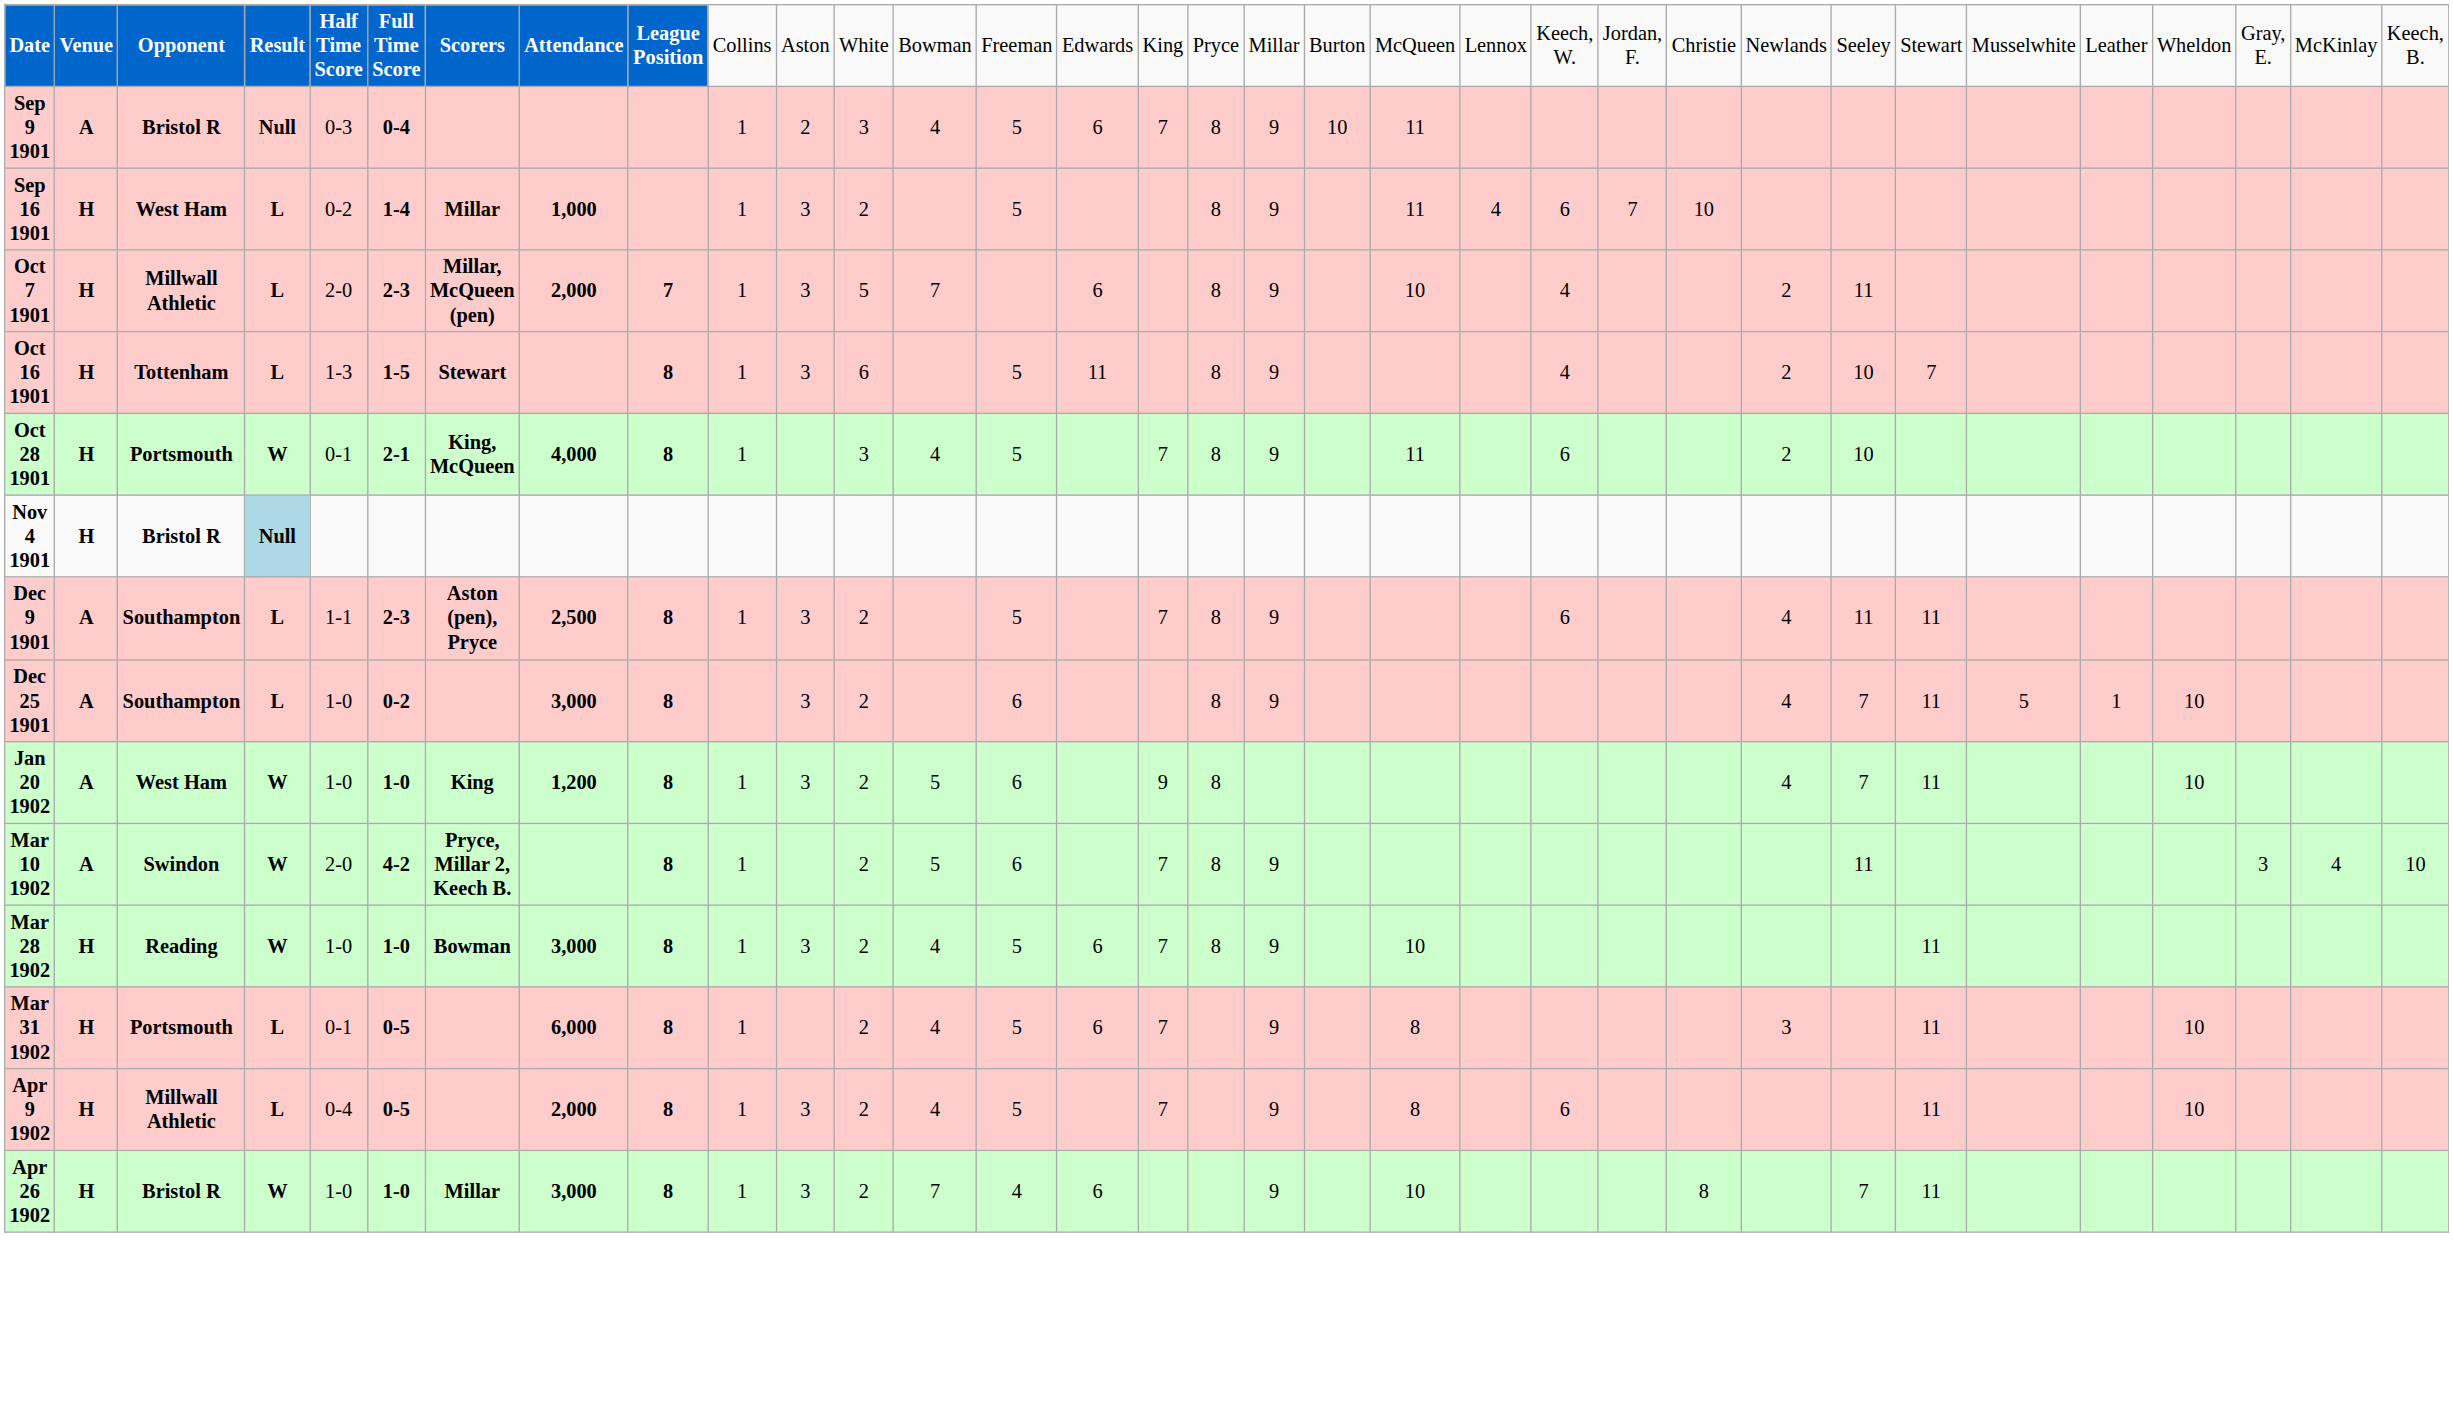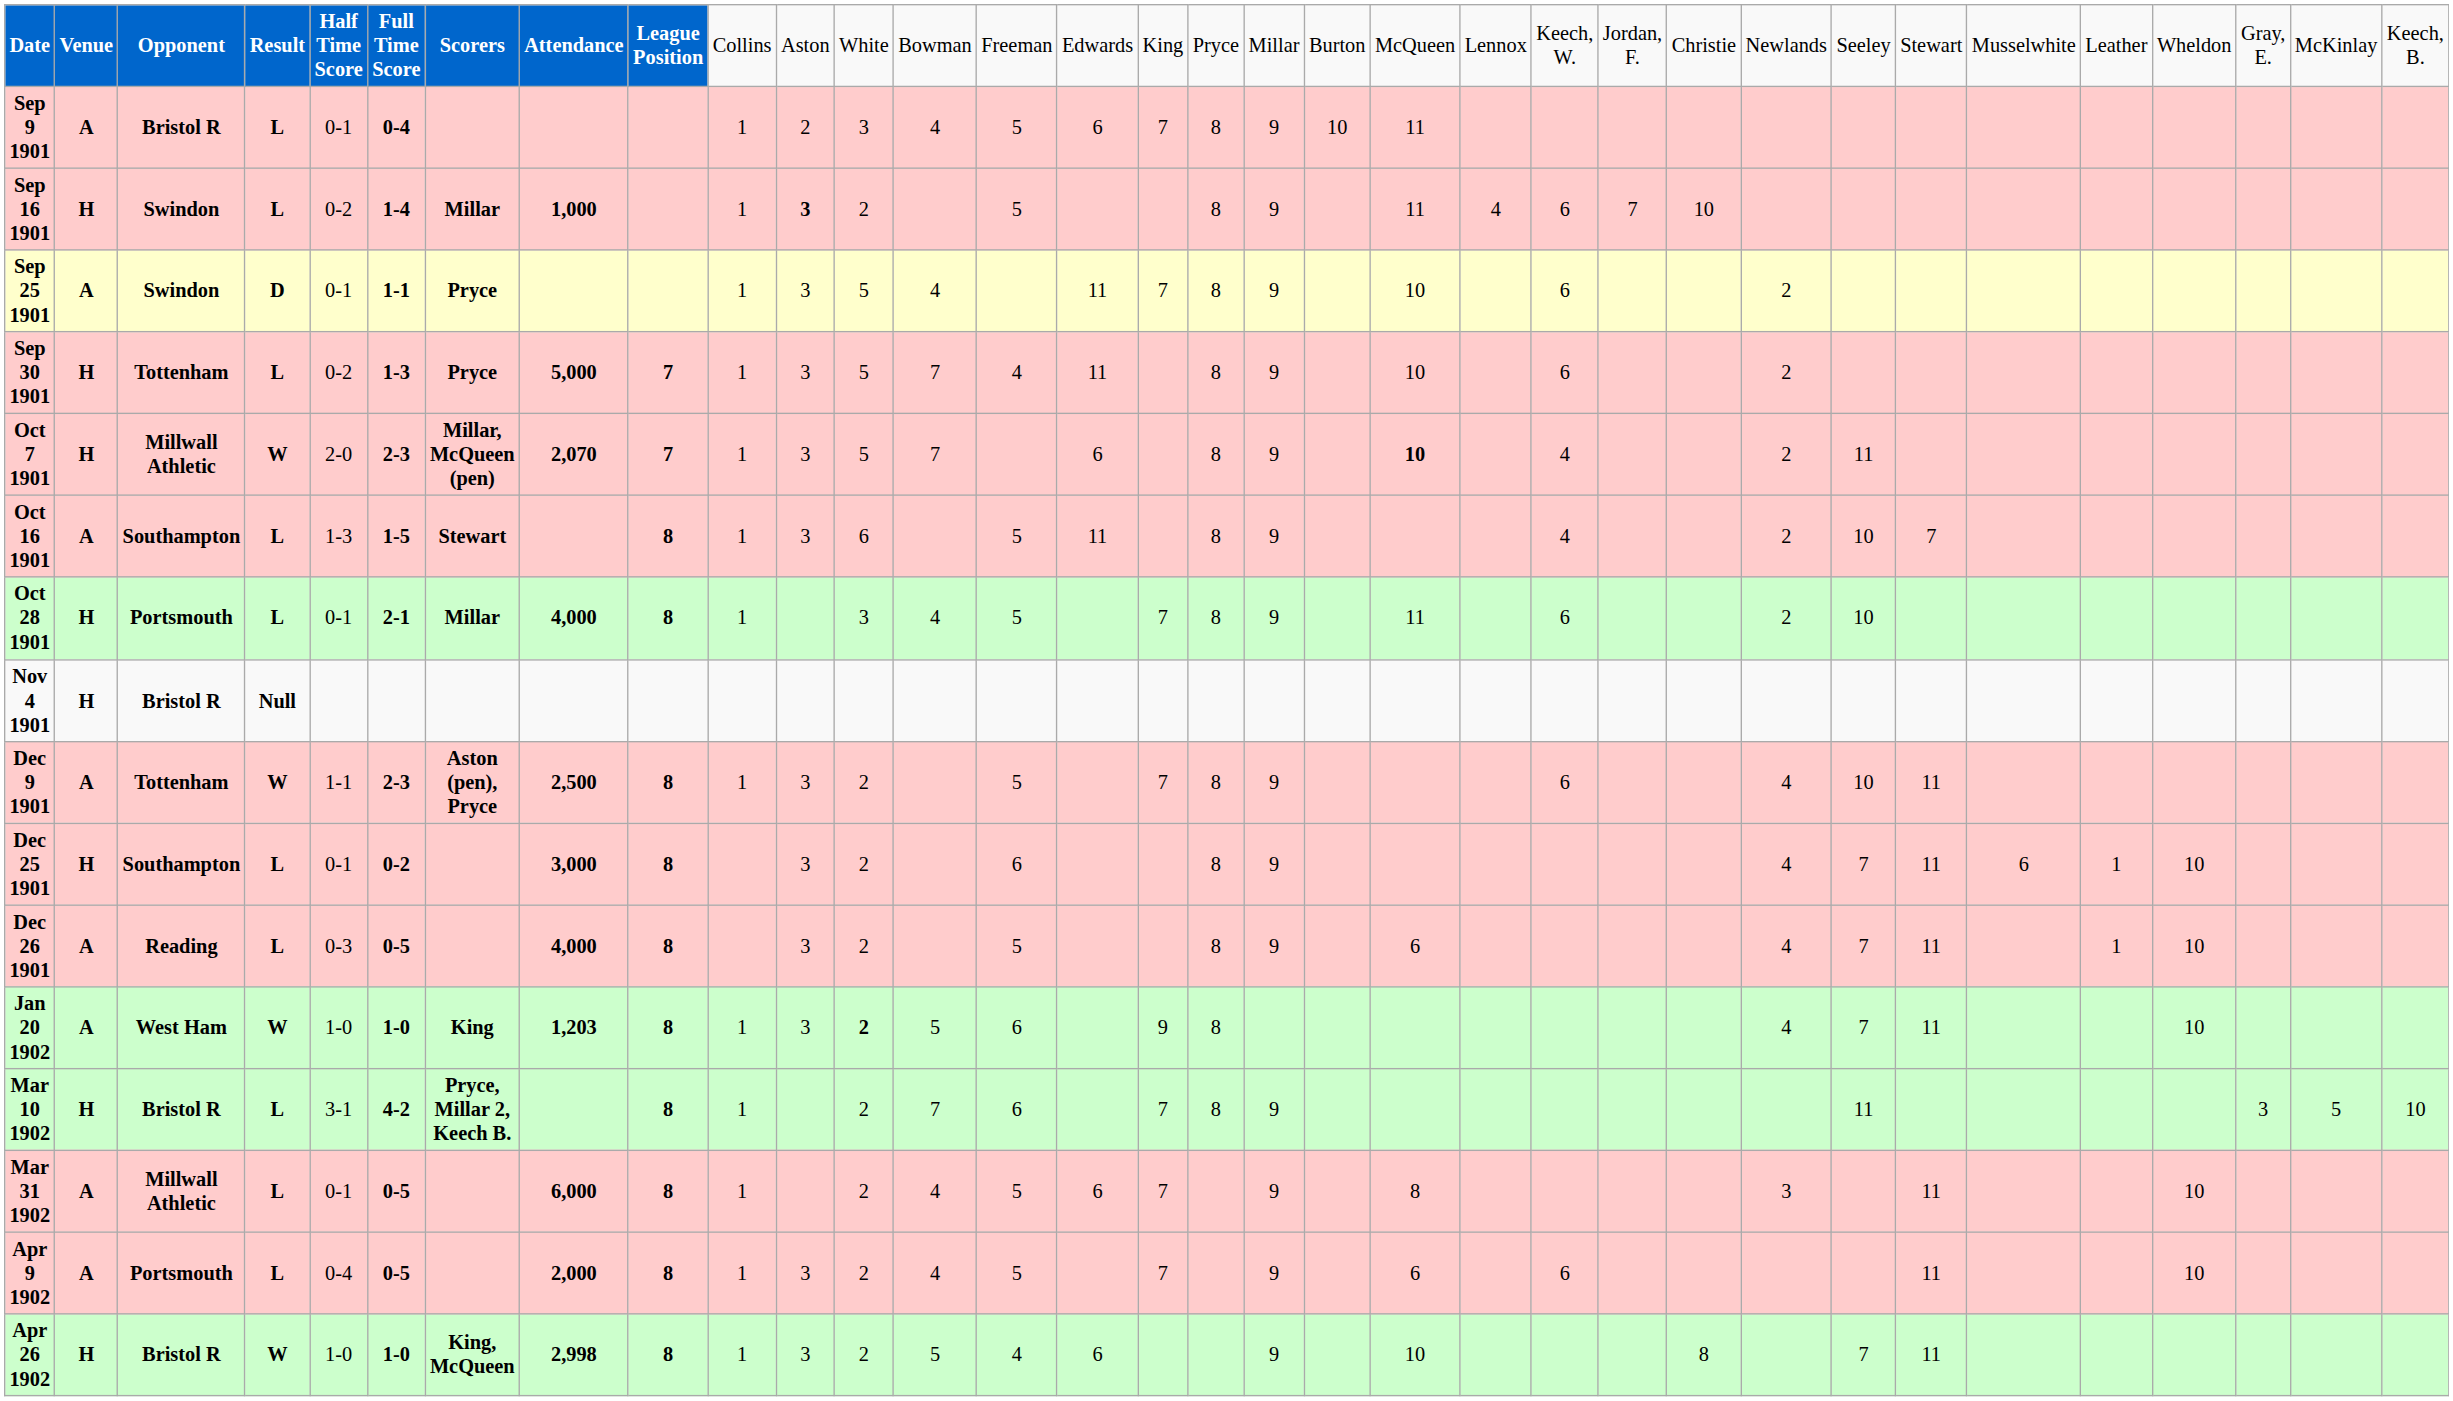(277, 127) Null -> (277, 127) L
(339, 127) 0-3 -> (339, 127) 0-1
(181, 209) West Ham -> (181, 209) Swindon
(805, 209) normal -> (805, 209) bold
+ row: (30, 291)
+ row: (30, 372)
(277, 291) L -> (277, 454) W
(574, 291) 2,000 -> (574, 454) 2,070
(1415, 291) normal -> (1415, 454) bold
(86, 372) H -> (86, 536) A
(181, 372) Tottenham -> (181, 536) Southampton
(277, 454) W -> (277, 618) L
(472, 454) King, McQueen -> (472, 618) Millar
(277, 536) lightblue background -> (277, 700) no background
(181, 618) Southampton -> (181, 782) Tottenham
(277, 618) L -> (277, 782) W
(1864, 618) 11 -> (1864, 782) 10
(86, 700) A -> (86, 863) H
(339, 700) 1-0 -> (339, 863) 0-1
(2024, 700) 5 -> (2024, 863) 6
+ row: (30, 945)
(574, 782) 1,200 -> (574, 1027) 1,203
(864, 782) normal -> (864, 1027) bold
(86, 863) A -> (86, 1109) H
(181, 863) Swindon -> (181, 1109) Bristol R
(277, 863) W -> (277, 1109) L
(339, 863) 2-0 -> (339, 1109) 3-1
(935, 863) 5 -> (935, 1109) 7
(2336, 863) 4 -> (2336, 1109) 5
- row: (30, 945)
(86, 1027) H -> (86, 1191) A
(181, 1027) Portsmouth -> (181, 1191) Millwall Athletic
(86, 1109) H -> (86, 1272) A
(181, 1109) Millwall Athletic -> (181, 1272) Portsmouth
(1415, 1109) 8 -> (1415, 1272) 6
(472, 1191) Millar -> (472, 1354) King, McQueen
(574, 1191) 3,000 -> (574, 1354) 2,998
(935, 1191) 7 -> (935, 1354) 5
